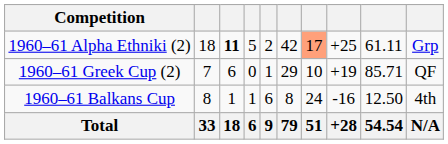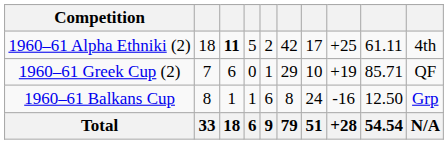(314, 44) lightsalmon background -> (314, 44) no background
(425, 44) Grp -> (425, 44) 4th
(425, 98) 4th -> (425, 98) Grp
